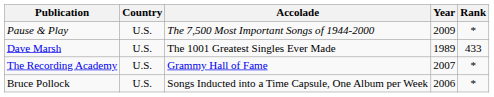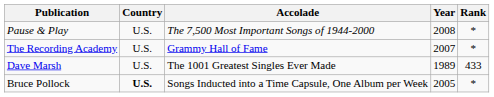(444, 30) 2009 -> (444, 30) 2008
rows swapped: (62, 65) <-> (34, 48)
(142, 83) normal -> (142, 83) bold
(444, 83) 2006 -> (444, 83) 2005
